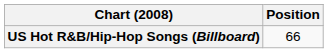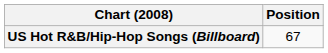(293, 36) 66 -> (293, 36) 67
